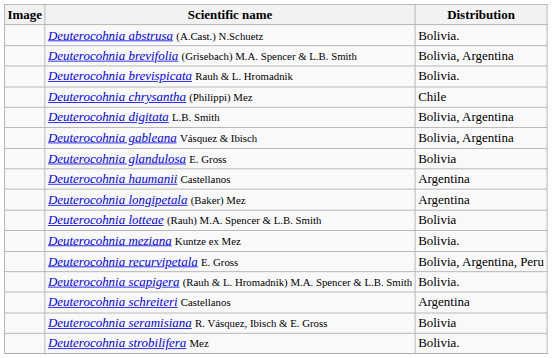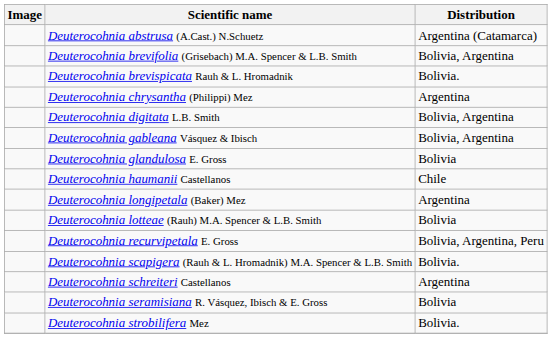(439, 35) Bolivia. -> (478, 35) Argentina (Catamarca)
(432, 96) Chile -> (444, 96) Argentina
(444, 179) Argentina -> (432, 179) Chile
- row: (144, 240)
